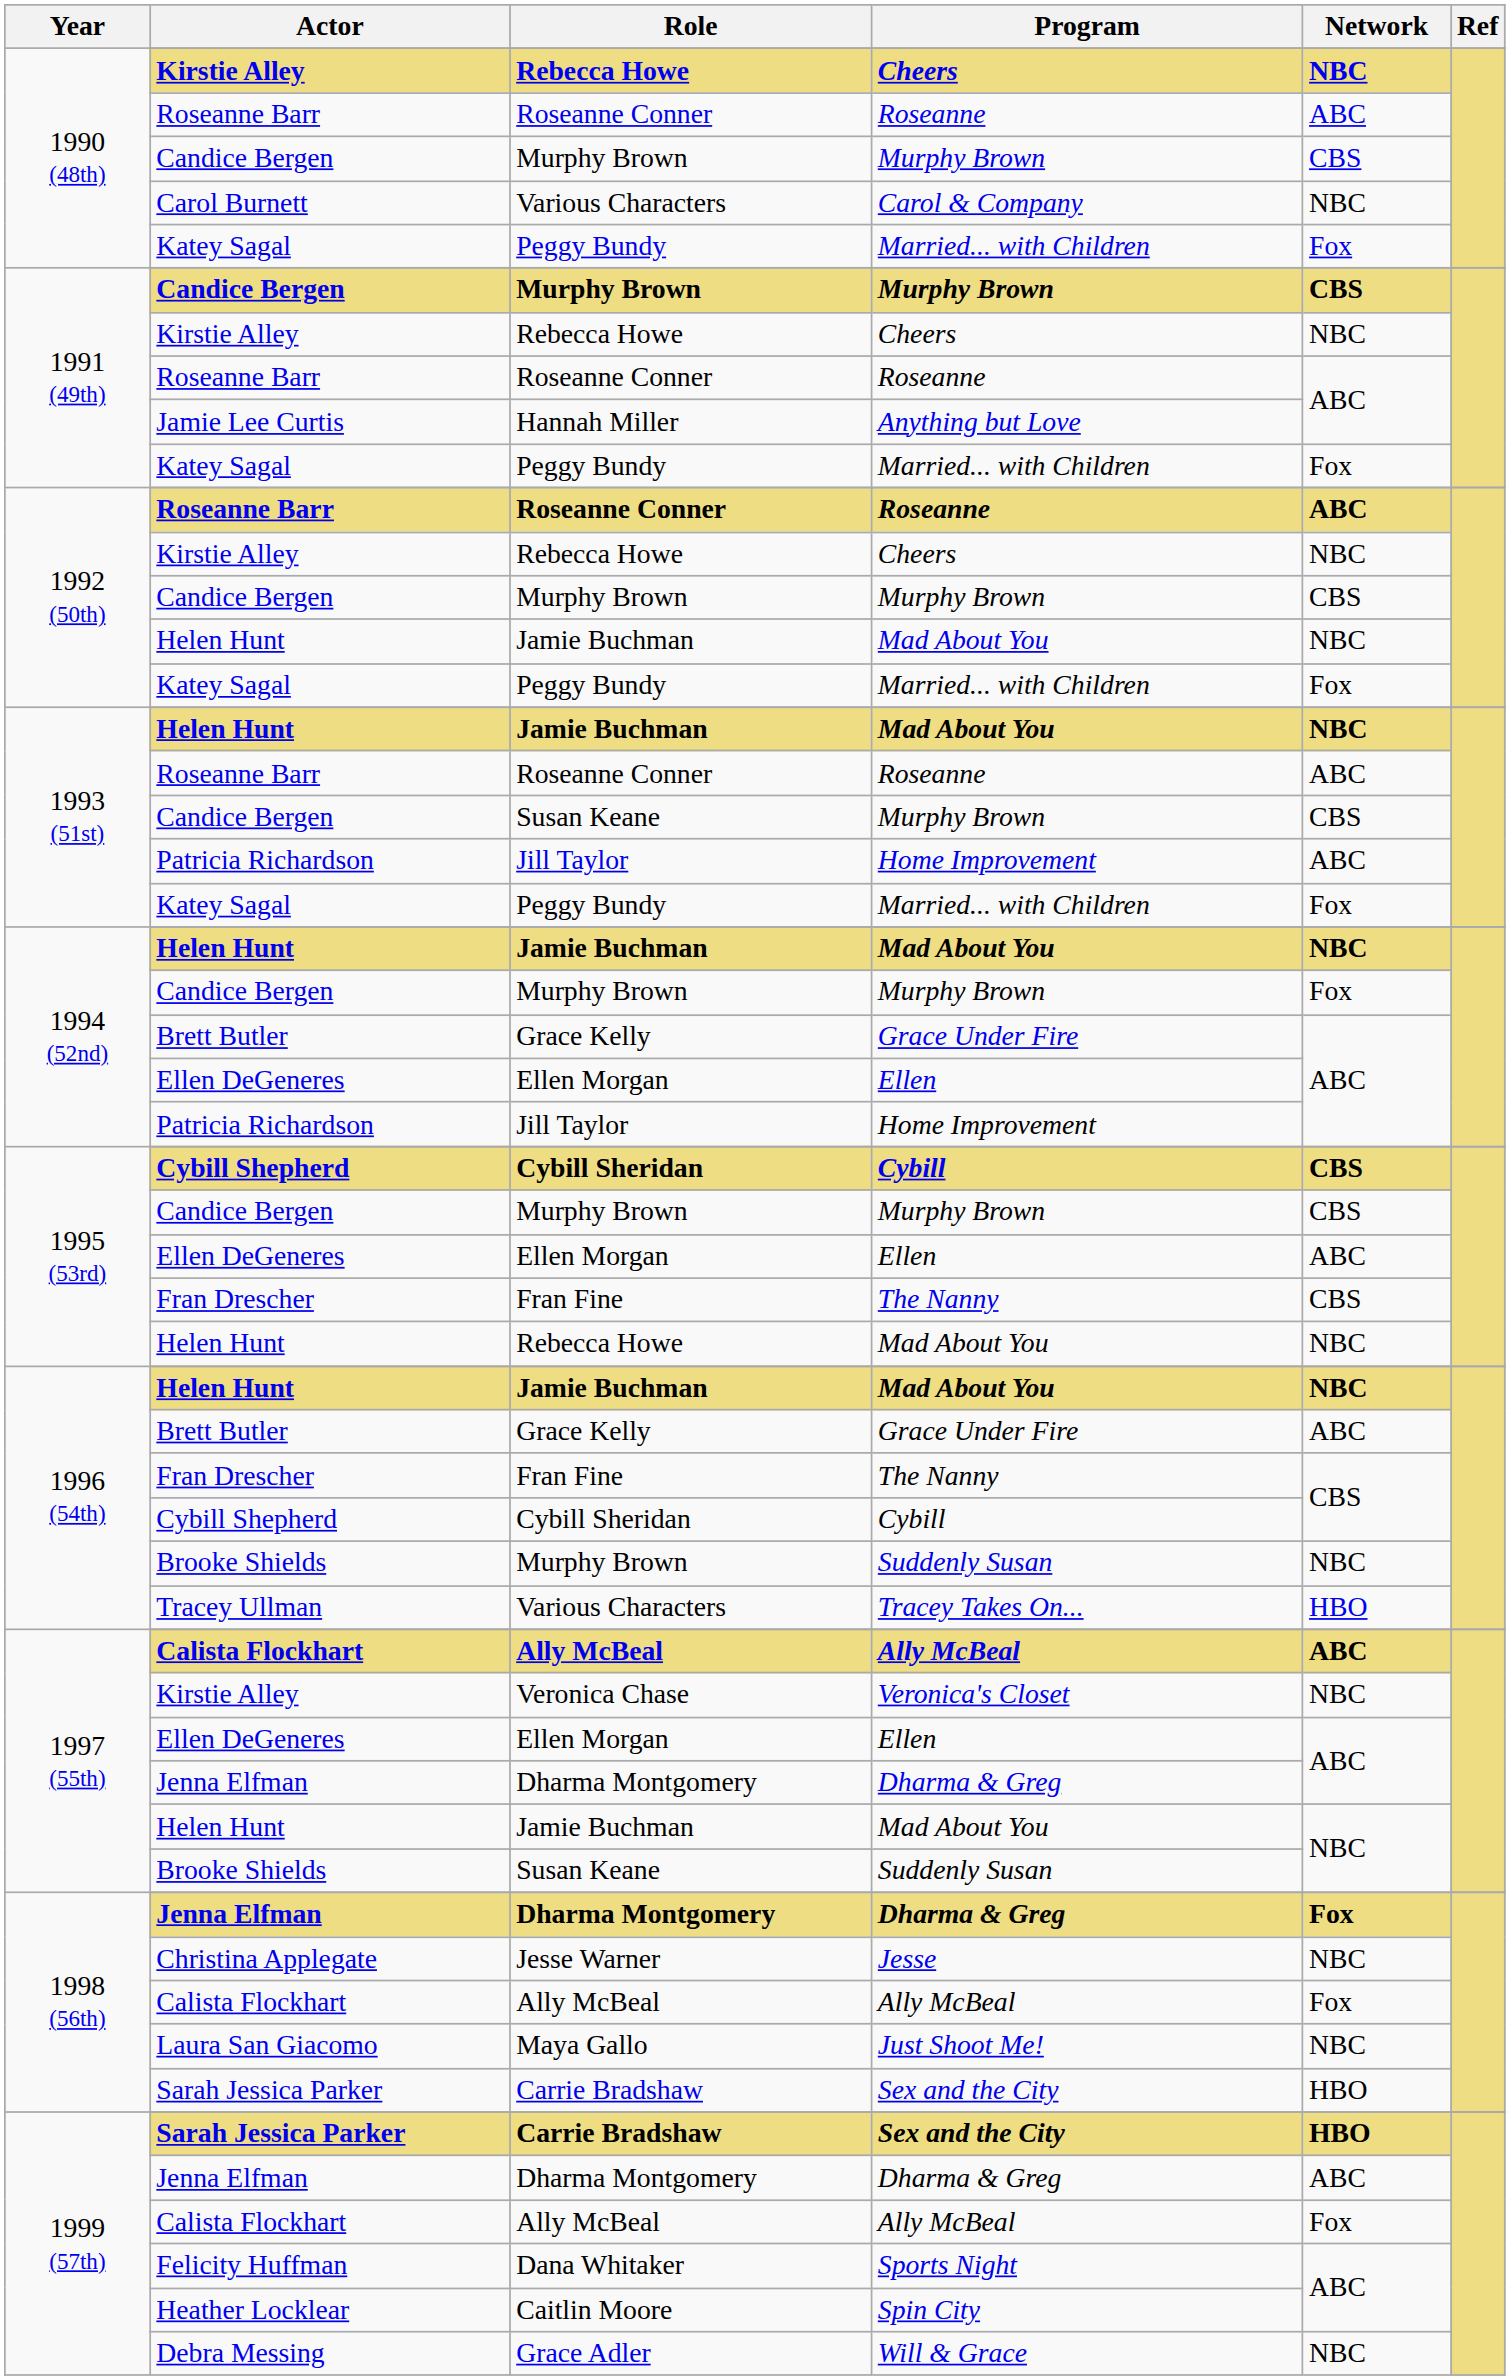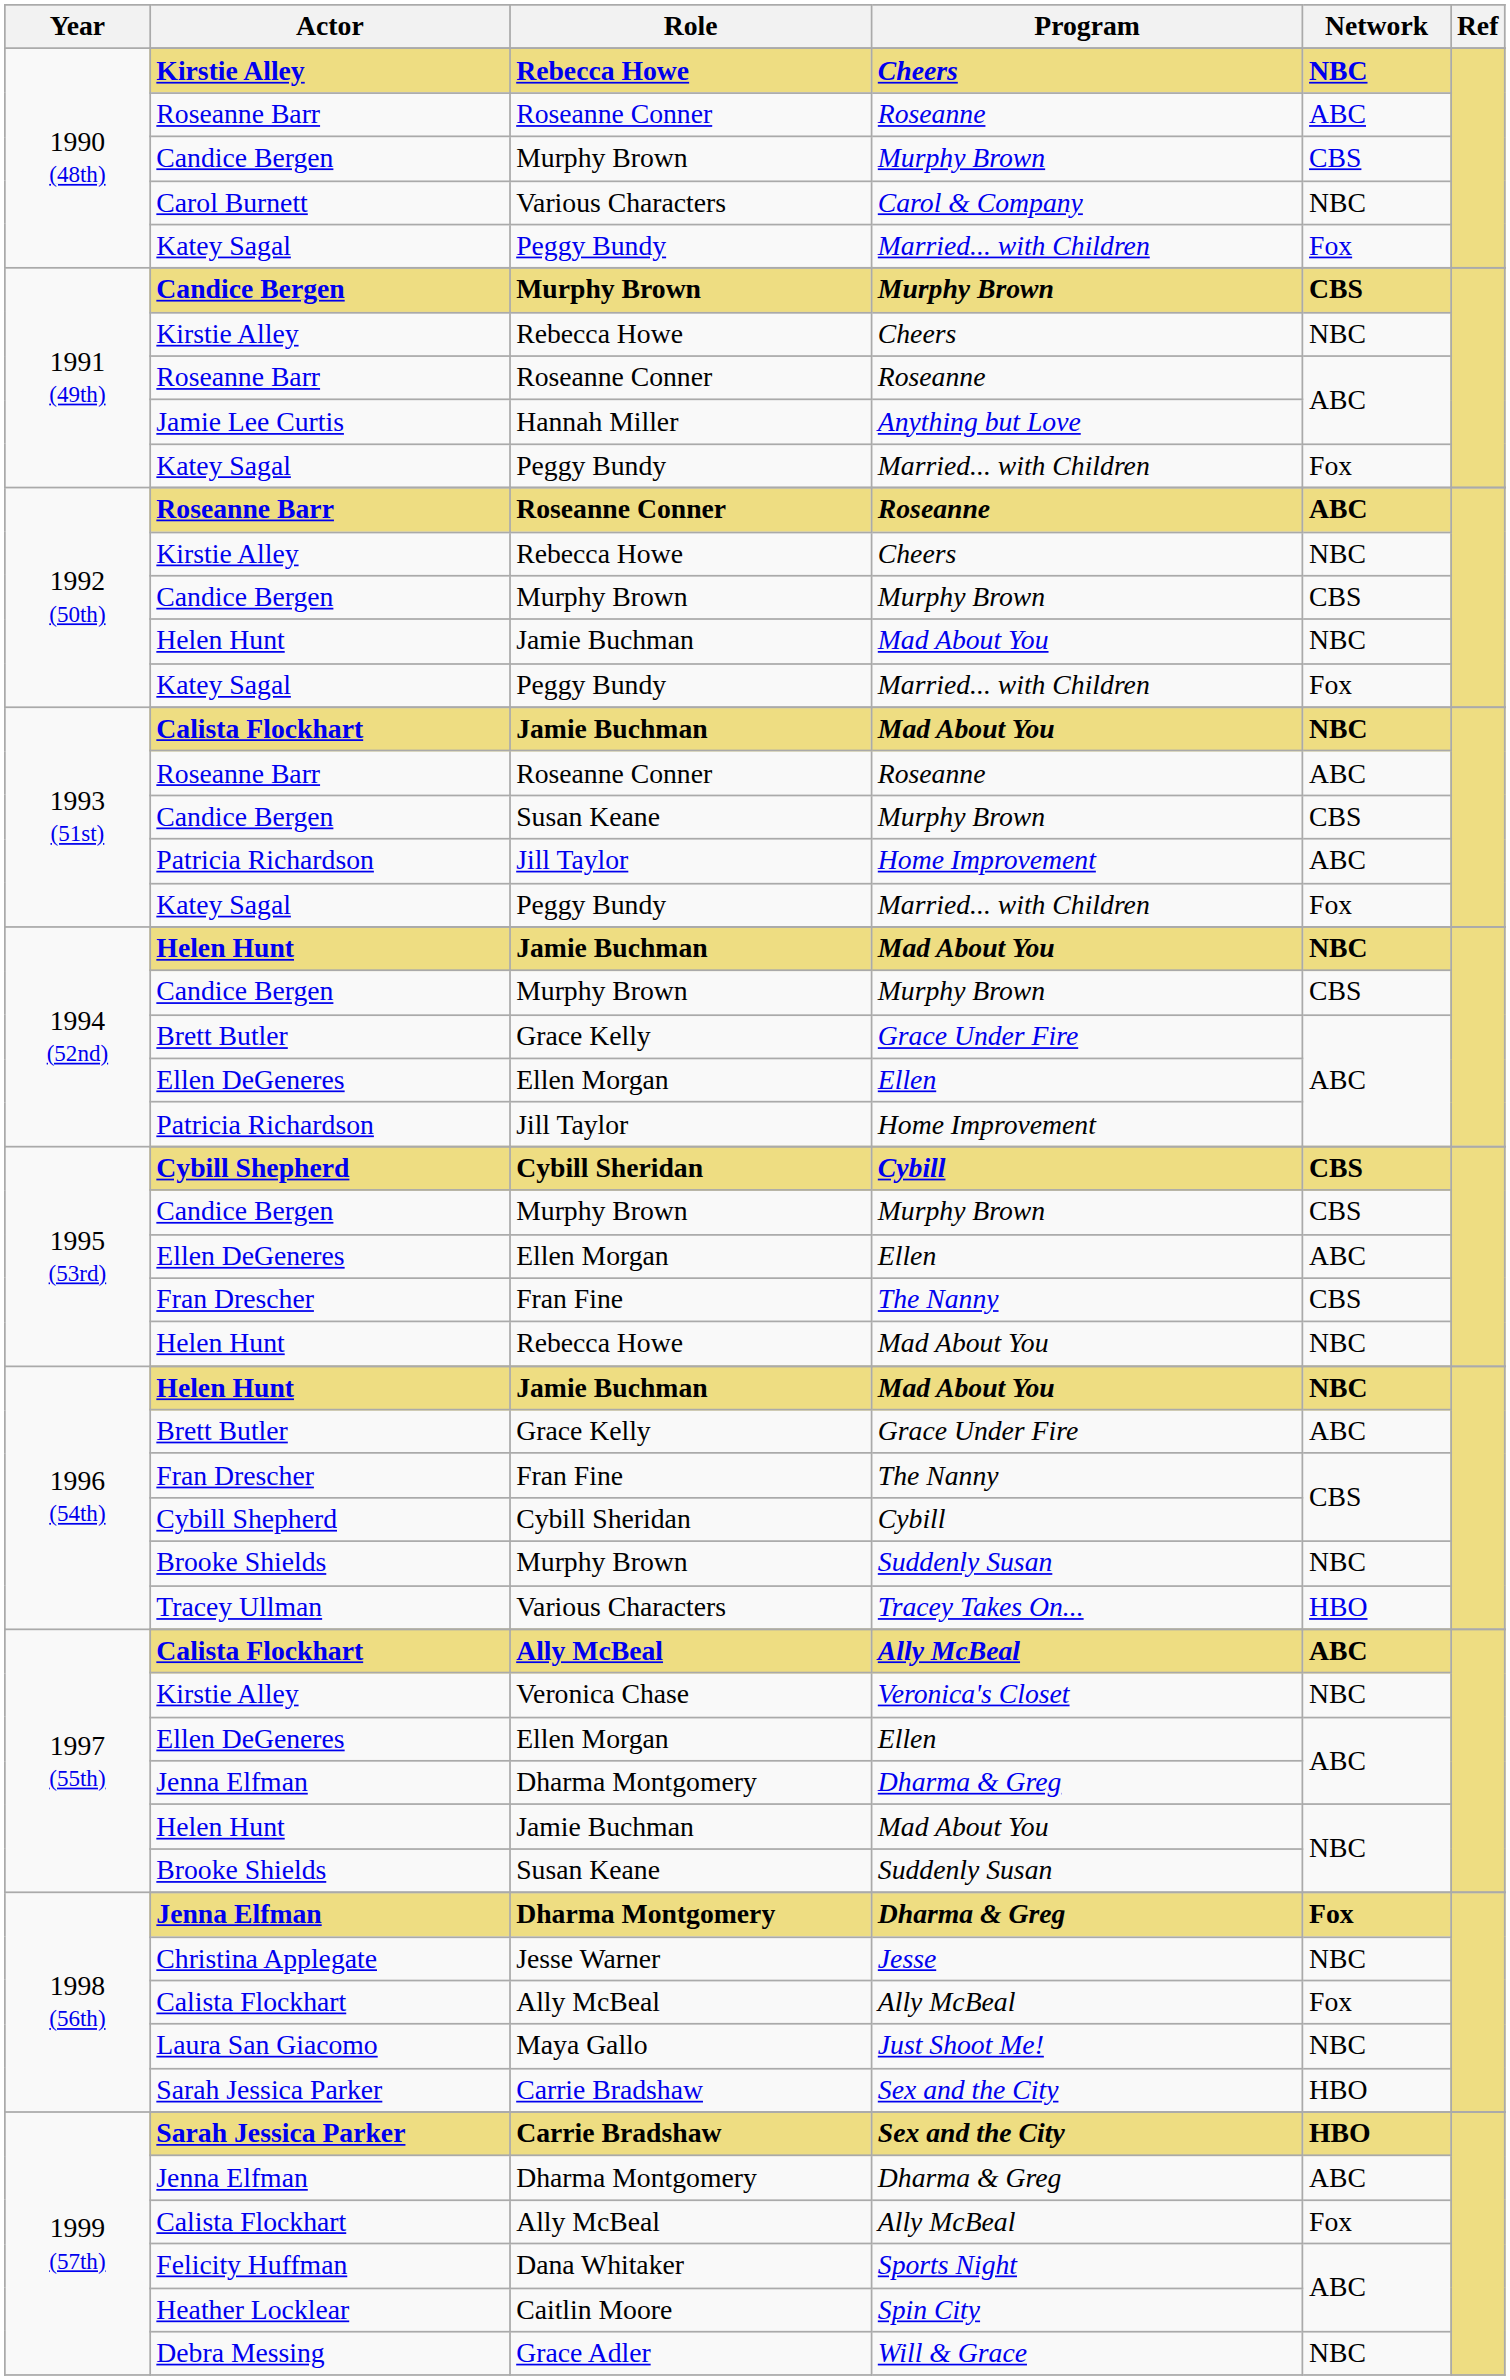(225, 728) Helen Hunt -> (260, 728) Calista Flockhart
(1331, 992) Fox -> (1335, 992) CBS
